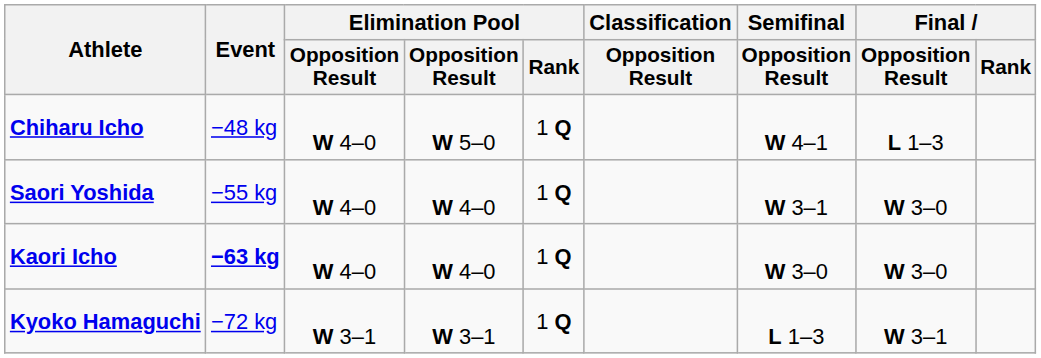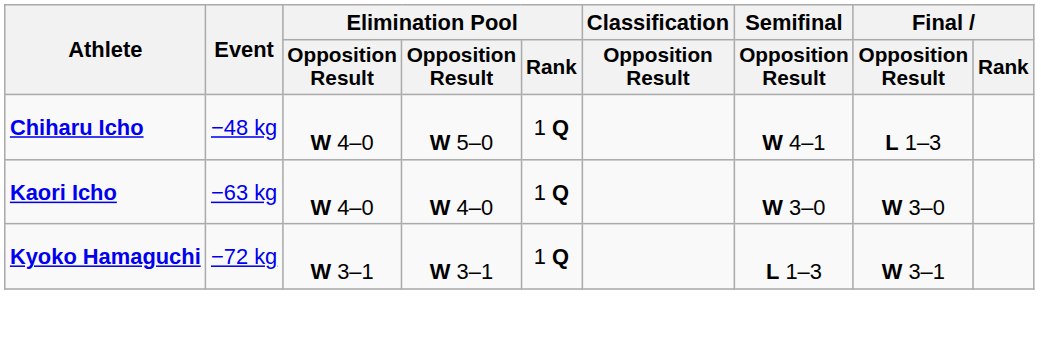- row: (82, 192)
(245, 257) bold -> (244, 192) normal
